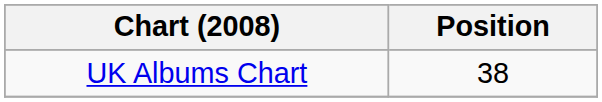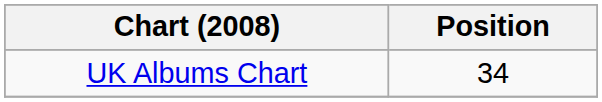(493, 73) 38 -> (493, 73) 34
